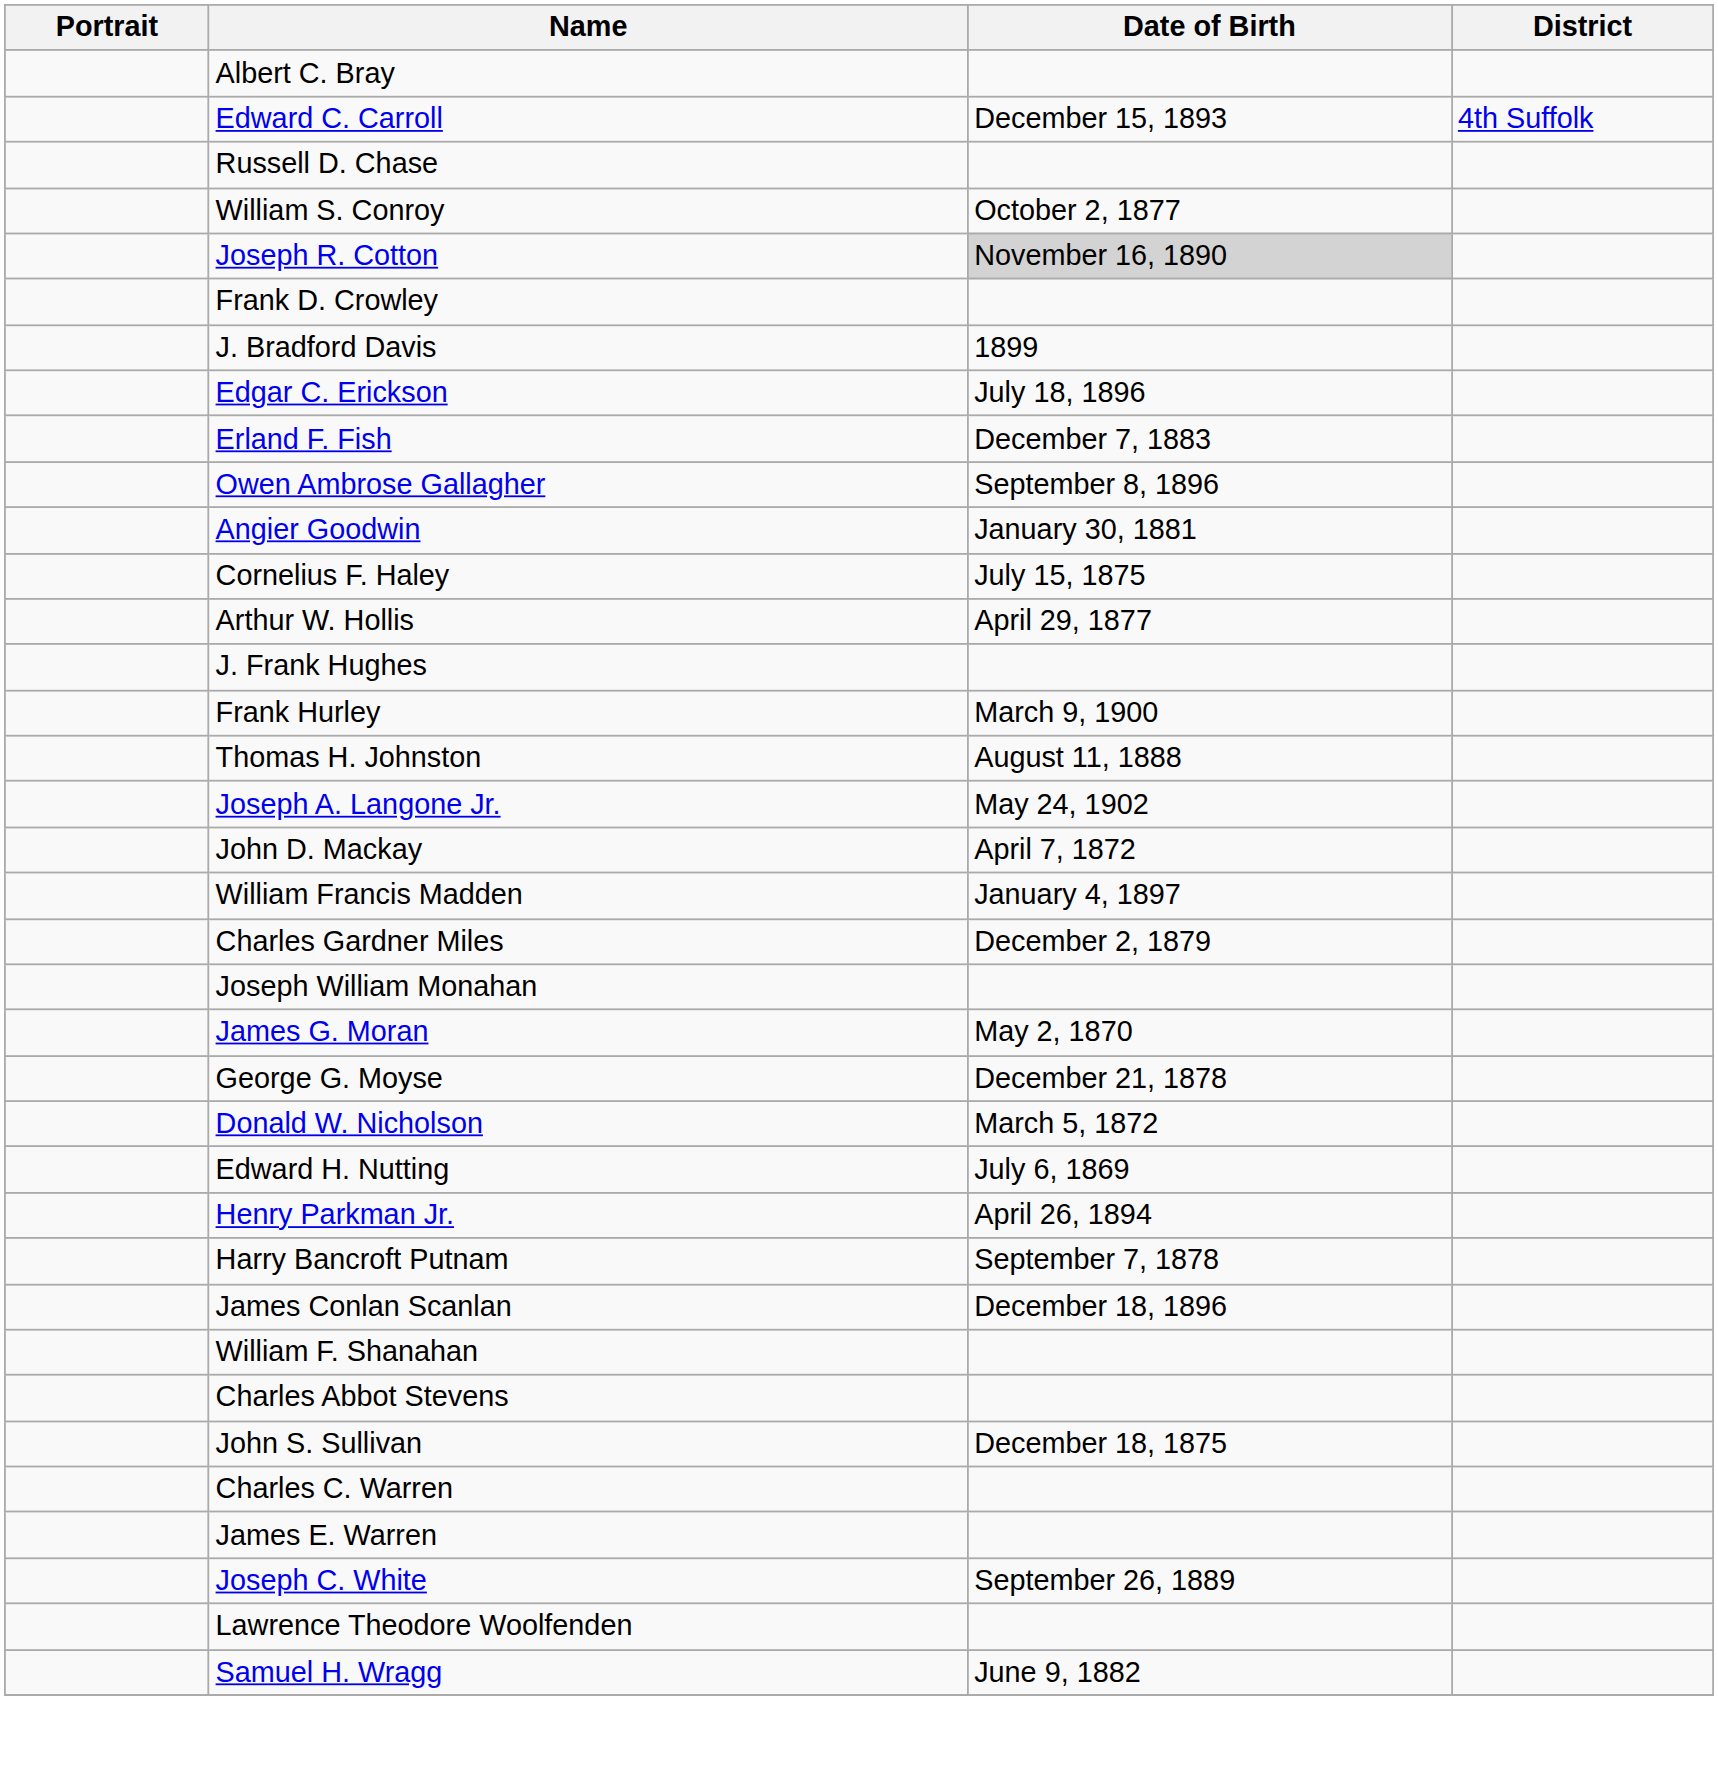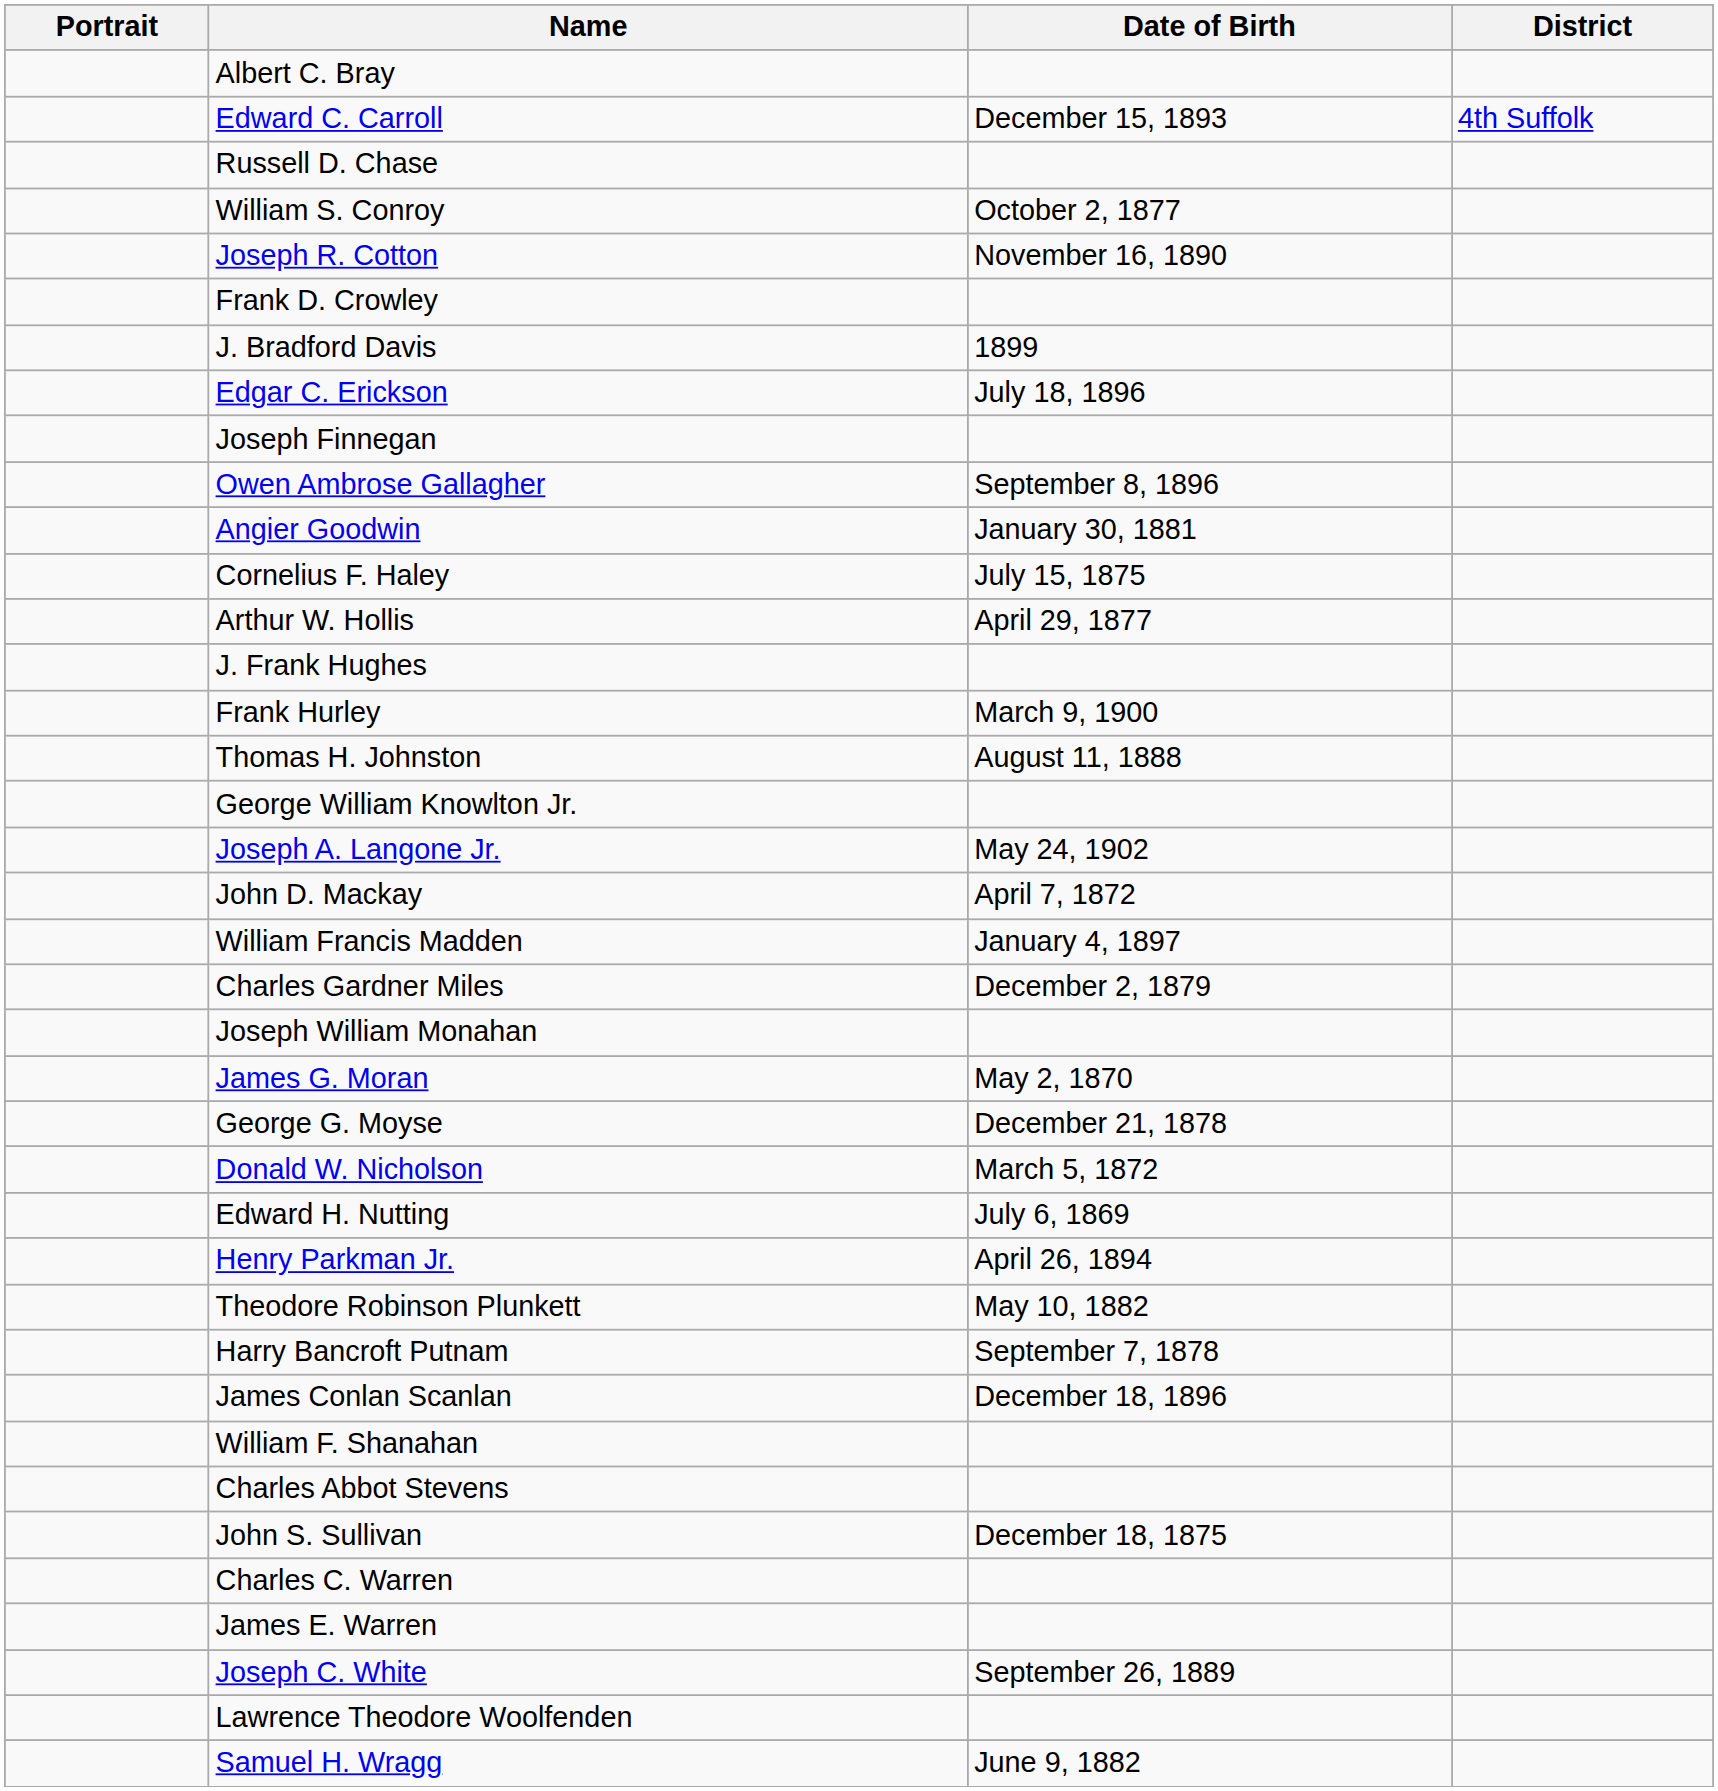(1101, 255) lightgrey background -> (1101, 255) no background
+ row: (326, 438)
- row: (304, 438)
+ row: (396, 803)
+ row: (398, 1306)
